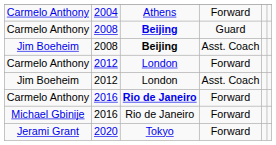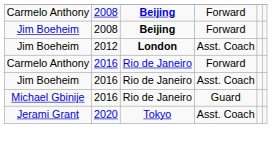- row: (48, 13)
(230, 30) Guard -> (226, 13) Forward
(230, 47) Asst. Coach -> (226, 30) Forward
- row: (48, 64)
(160, 81) normal -> (157, 47) bold
(160, 98) bold -> (157, 64) normal
+ row: (48, 81)
(230, 115) Forward -> (226, 98) Guard
(230, 132) Forward -> (226, 115) Asst. Coach
